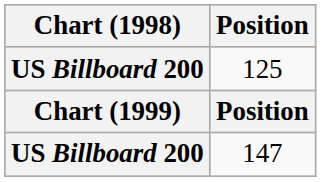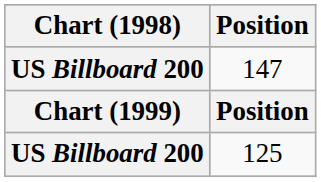rows swapped: (262, 68) <-> (262, 153)
